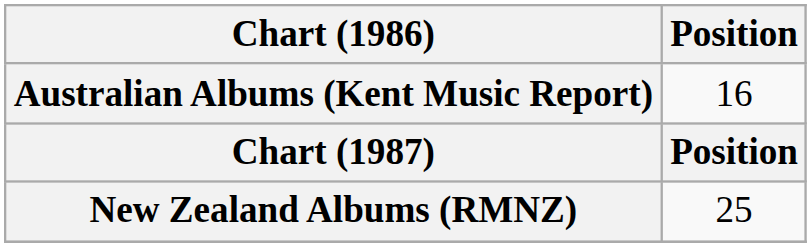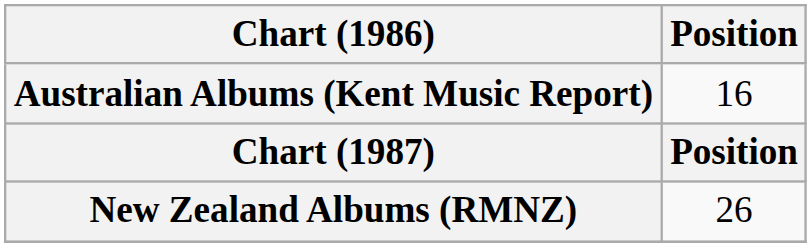(734, 210) 25 -> (734, 210) 26
